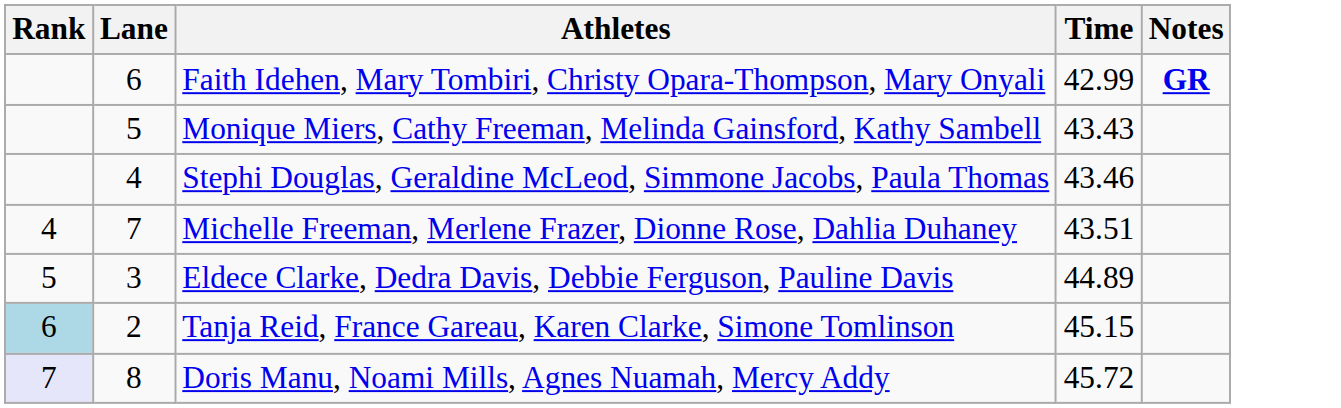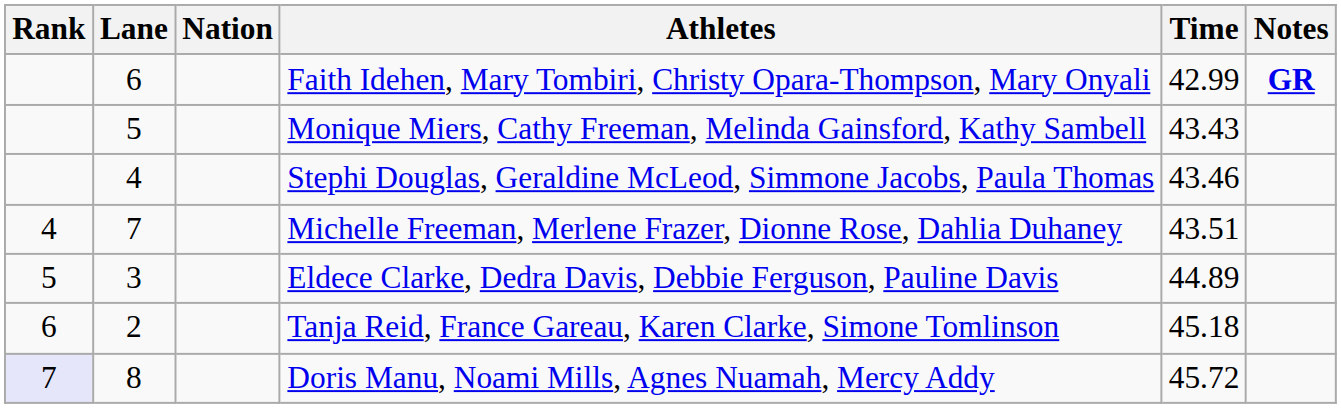+ column: (228, 29)
(49, 327) lightblue background -> (49, 327) no background
(1099, 327) 45.15 -> (1204, 327) 45.18
